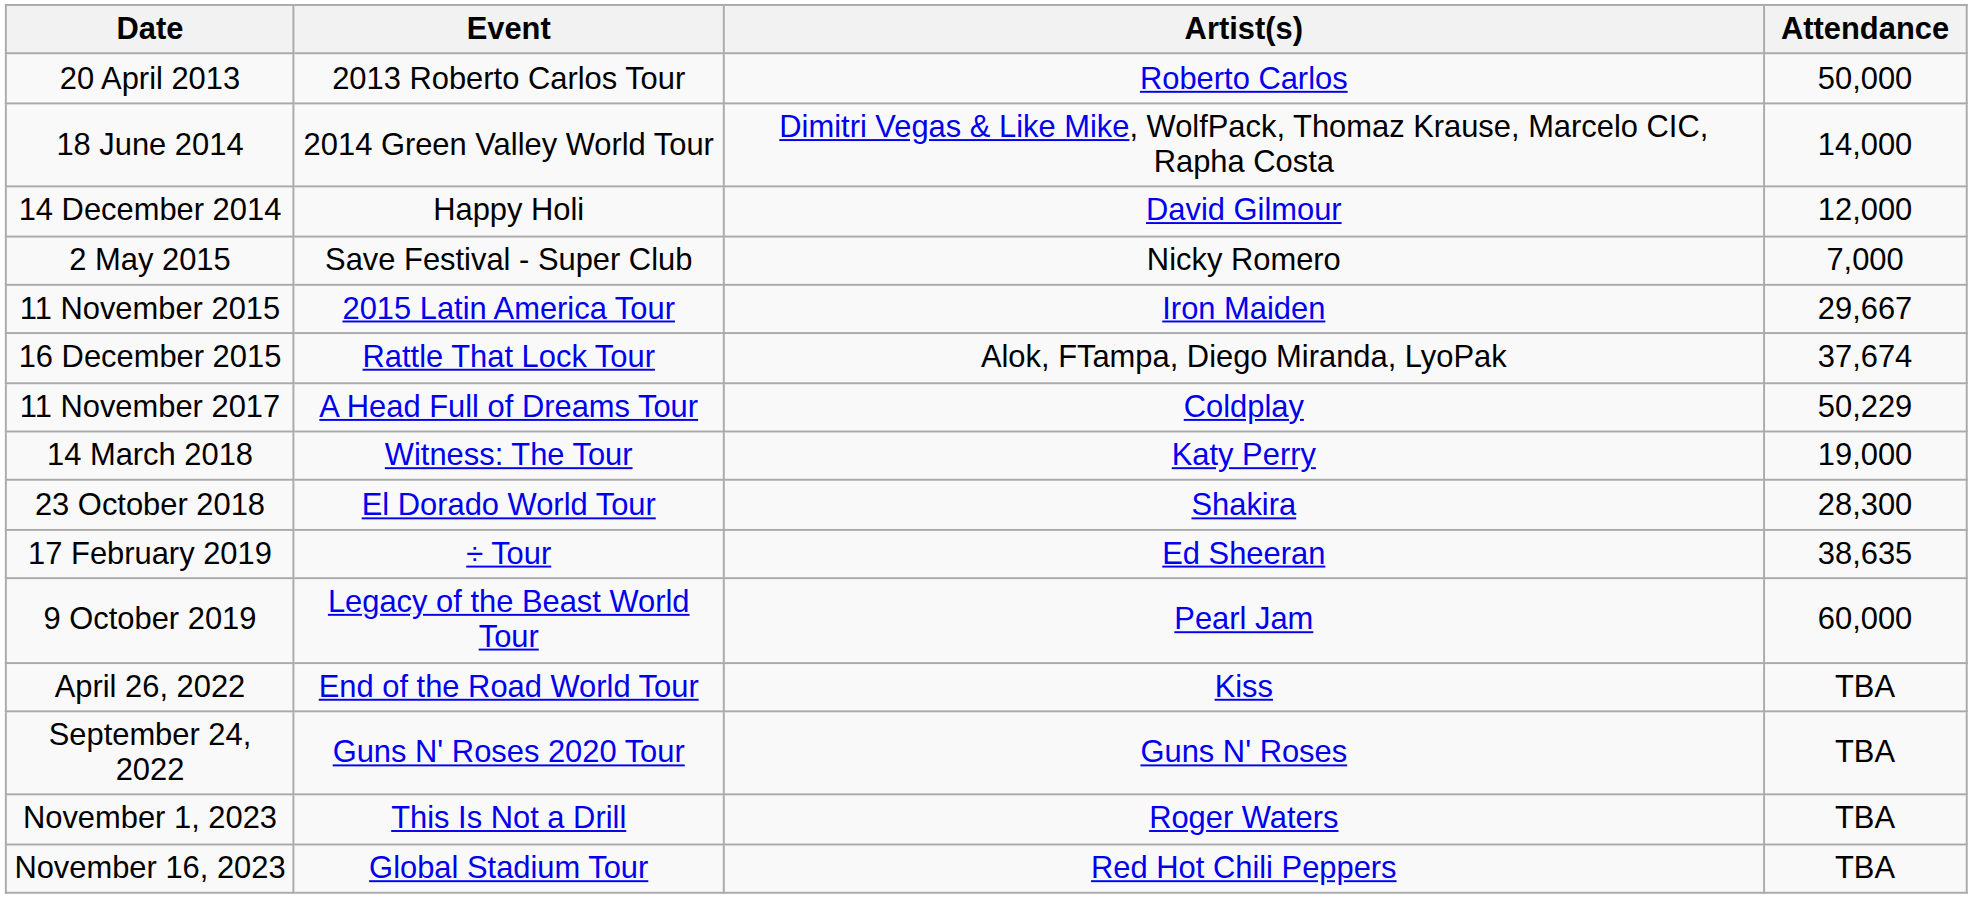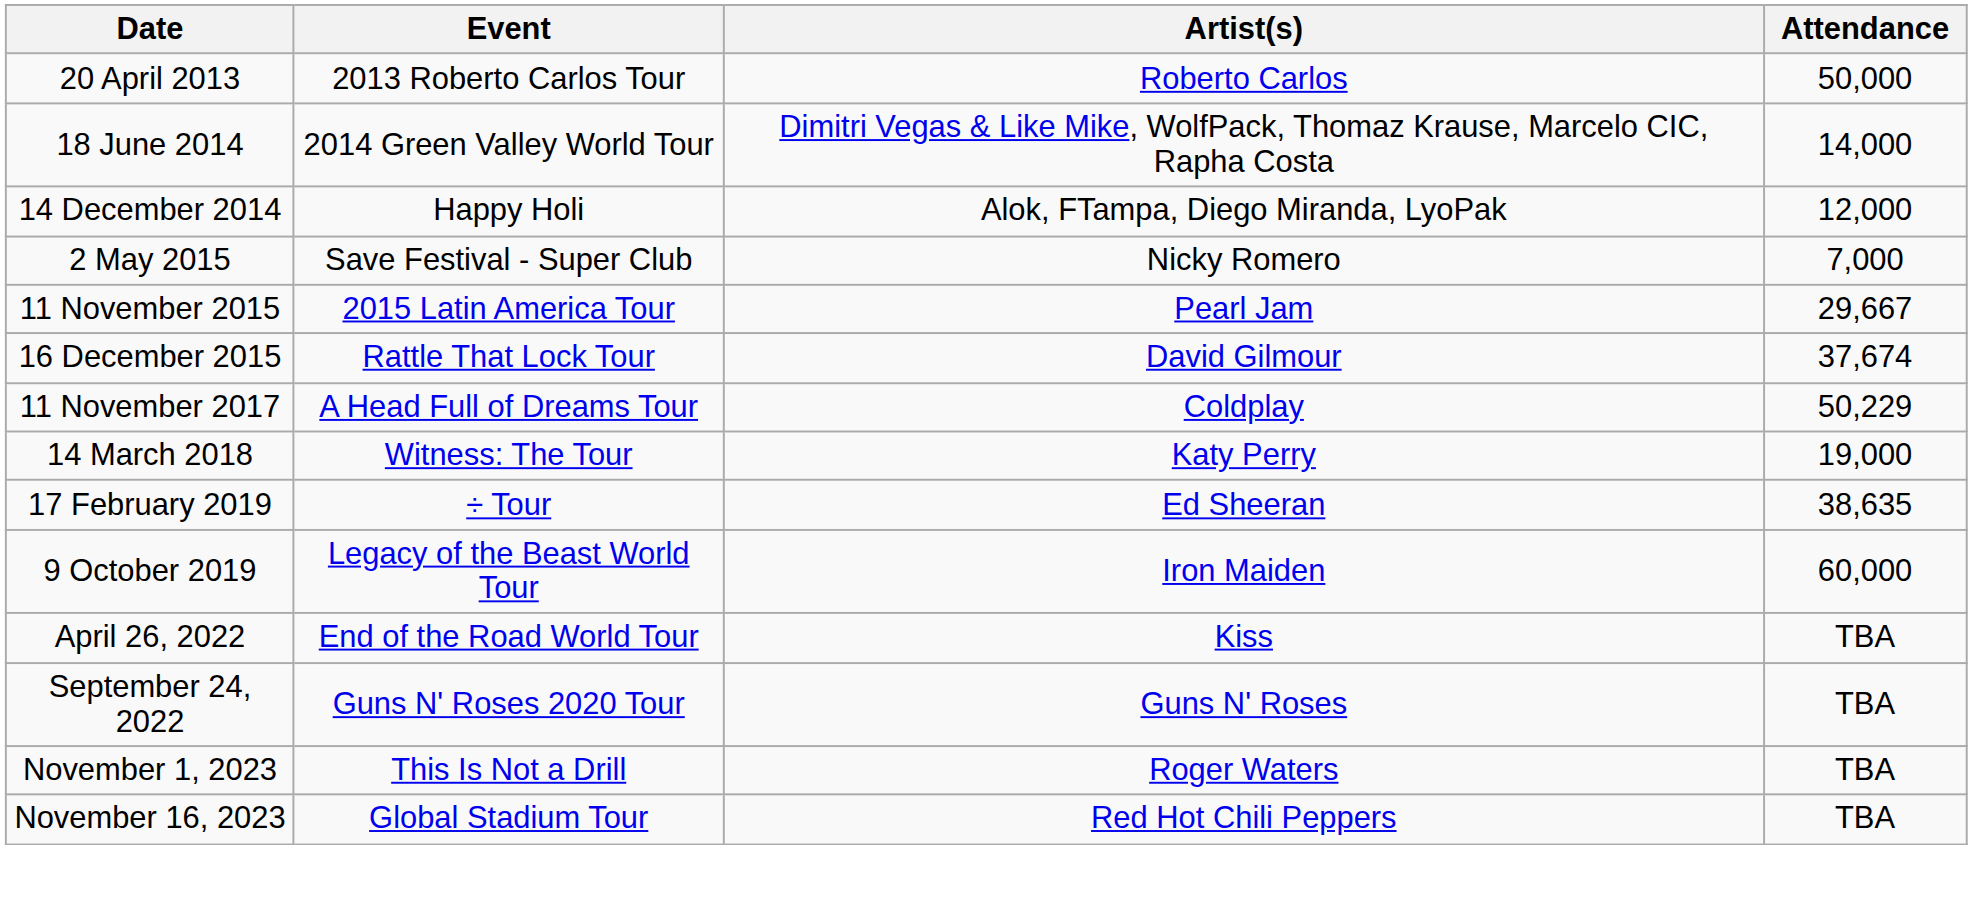(1244, 210) David Gilmour -> (1244, 210) Alok, FTampa, Diego Miranda, LyoPak
(1244, 308) Iron Maiden -> (1244, 308) Pearl Jam
(1244, 357) Alok, FTampa, Diego Miranda, LyoPak -> (1244, 357) David Gilmour
- row: (150, 504)
(1244, 619) Pearl Jam -> (1244, 570) Iron Maiden
